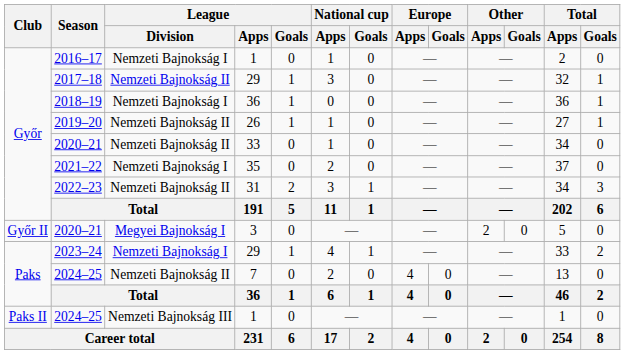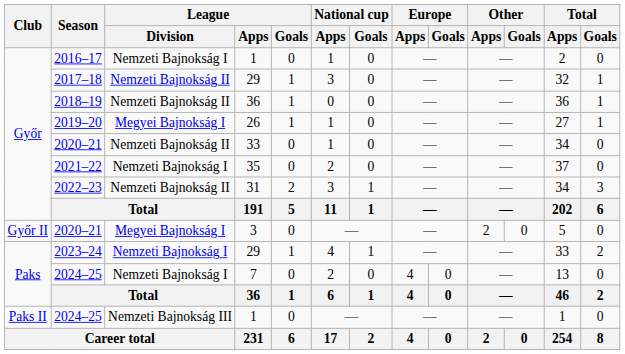(170, 101) Nemzeti Bajnokság I -> (170, 101) Nemzeti Bajnokság II
(170, 123) Nemzeti Bajnokság II -> (170, 123) Megyei Bajnokság I
(170, 274) Nemzeti Bajnokság II -> (170, 274) Nemzeti Bajnokság I
